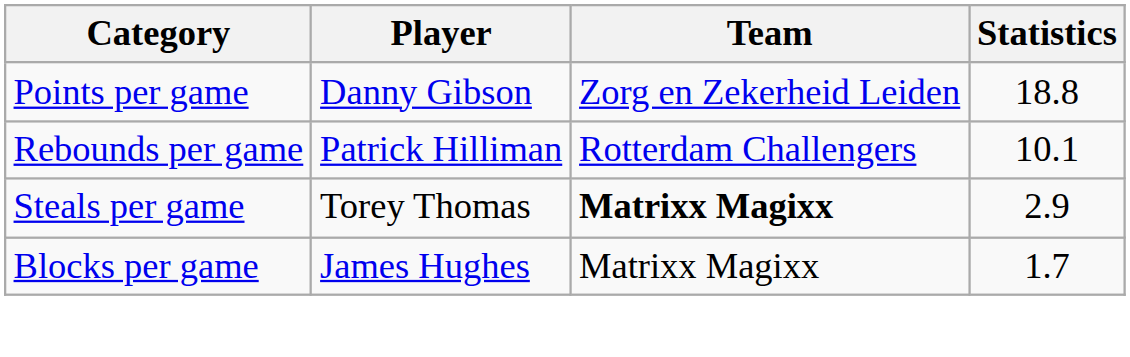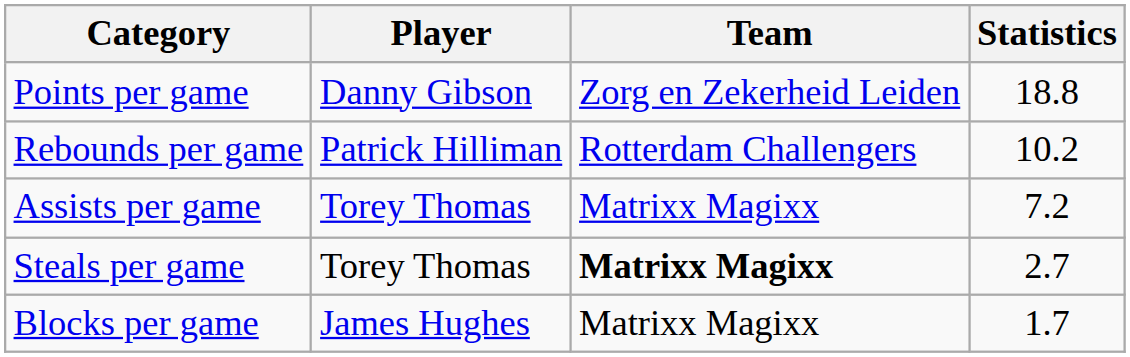(1047, 149) 10.1 -> (1047, 149) 10.2
+ row: (137, 206)
(1047, 206) 2.9 -> (1047, 264) 2.7
